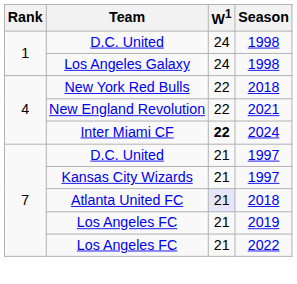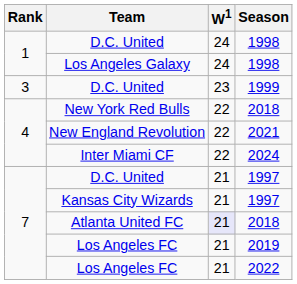+ row: (127, 87)
(222, 132) bold -> (222, 155) normal
